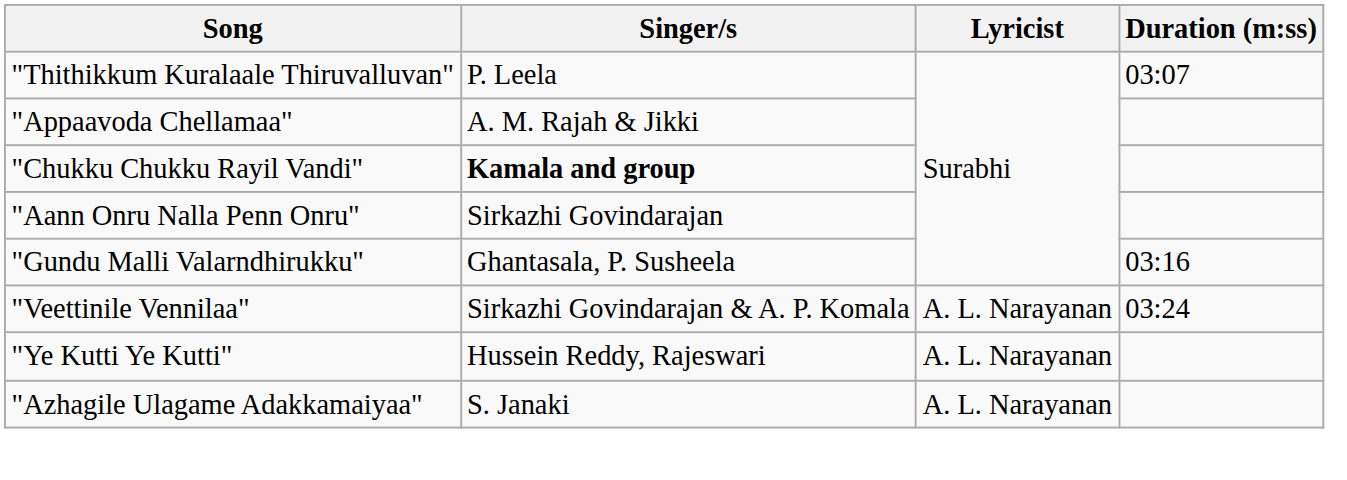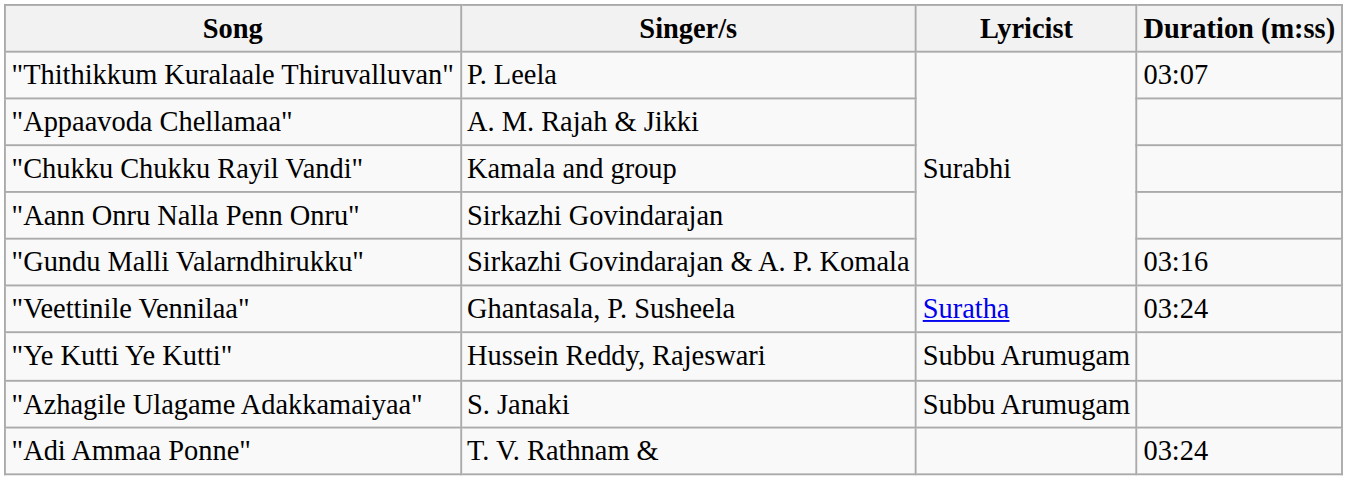(581, 168) bold -> (572, 168) normal
(601, 262) Ghantasala, P. Susheela -> (688, 262) Sirkazhi Govindarajan & A. P. Komala
(688, 309) Sirkazhi Govindarajan & A. P. Komala -> (601, 309) Ghantasala, P. Susheela
(1017, 309) A. L. Narayanan -> (966, 309) Suratha
(1017, 356) A. L. Narayanan -> (1026, 356) Subbu Arumugam
(1017, 403) A. L. Narayanan -> (1026, 403) Subbu Arumugam
+ row: (131, 449)
